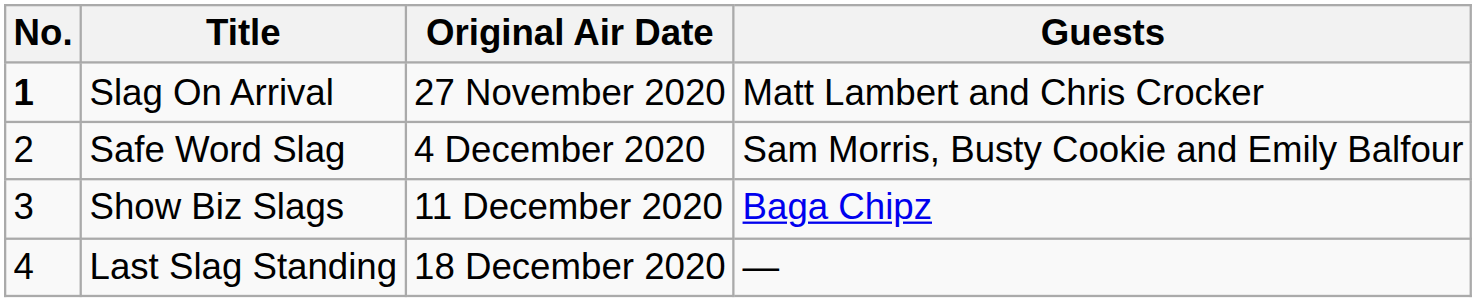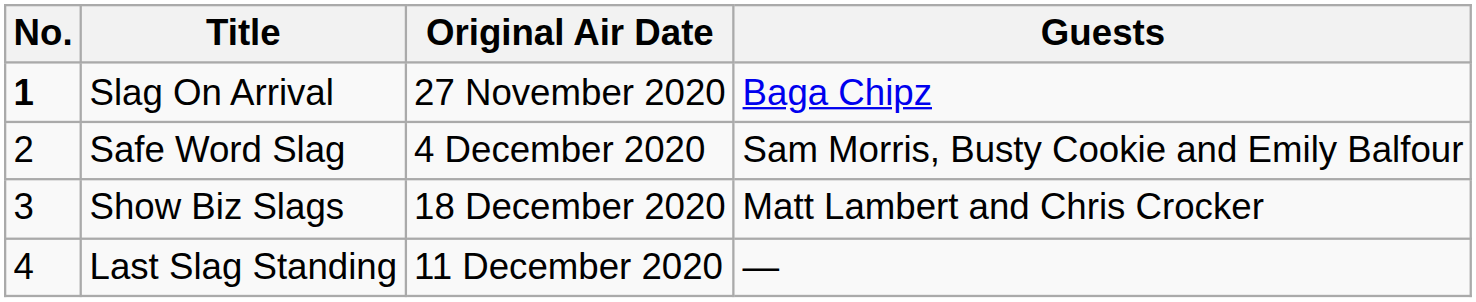(1003, 91) Matt Lambert and Chris Crocker -> (837, 91) Baga Chipz
(568, 207) 11 December 2020 -> (570, 207) 18 December 2020
(837, 207) Baga Chipz -> (1003, 207) Matt Lambert and Chris Crocker
(570, 265) 18 December 2020 -> (568, 265) 11 December 2020
